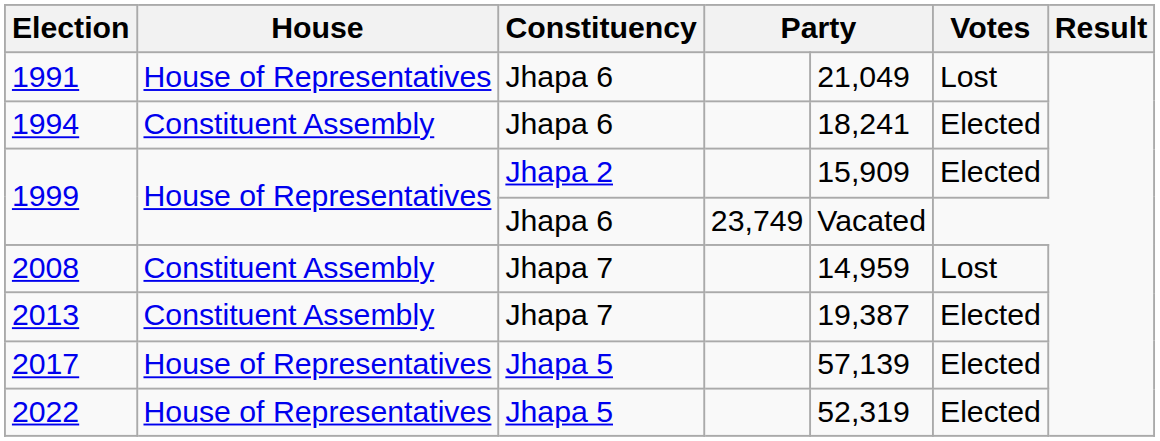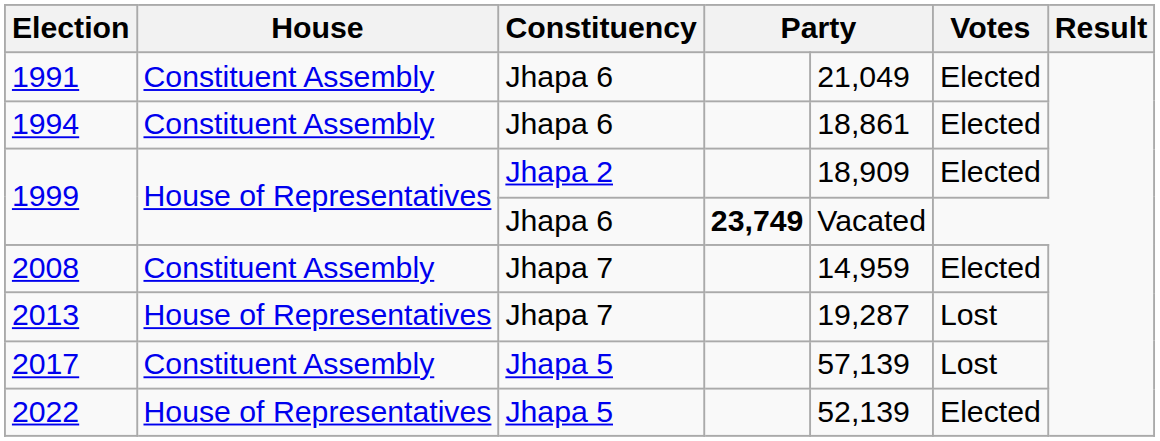(317, 76) House of Representatives -> (289, 76) Constituent Assembly
(969, 76) Lost -> (990, 76) Elected
(864, 124) 18,241 -> (864, 124) 18,861
(864, 172) 15,909 -> (864, 172) 18,909
(757, 220) normal -> (757, 220) bold
(969, 268) Lost -> (990, 268) Elected
(289, 316) Constituent Assembly -> (317, 316) House of Representatives
(864, 316) 19,387 -> (864, 316) 19,287
(990, 316) Elected -> (969, 316) Lost
(317, 364) House of Representatives -> (289, 364) Constituent Assembly
(990, 364) Elected -> (969, 364) Lost
(864, 412) 52,319 -> (864, 412) 52,139
